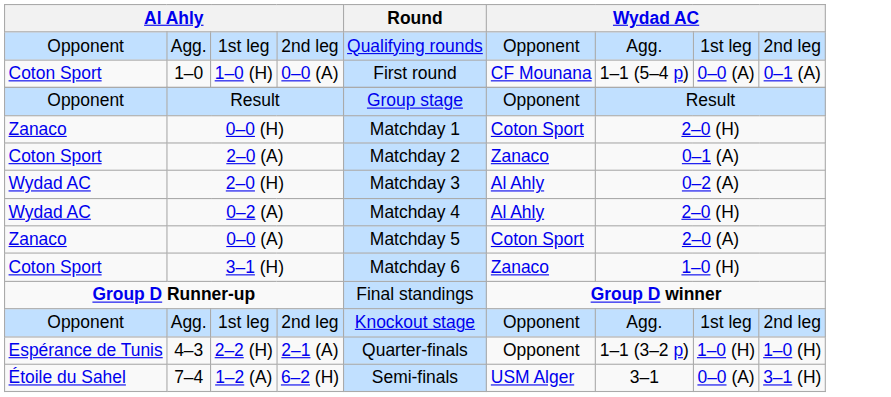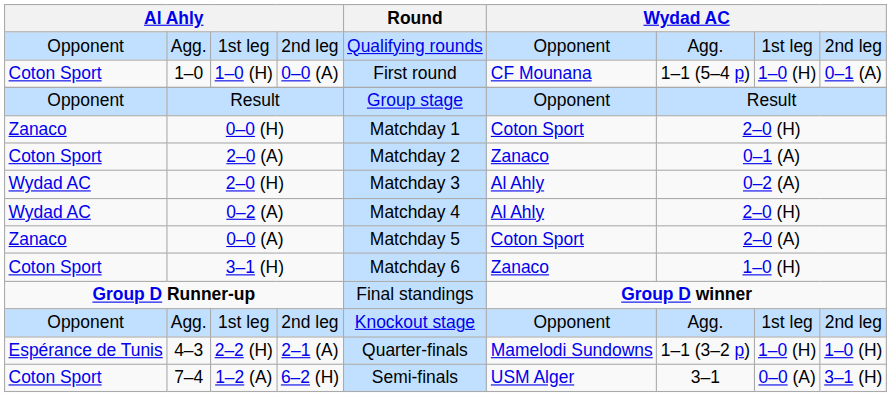(726, 73) 0–0 (A) -> (787, 73) 1–0 (H)
(541, 350) Opponent -> (572, 350) Mamelodi Sundowns
(67, 377) Étoile du Sahel -> (55, 377) Coton Sport
